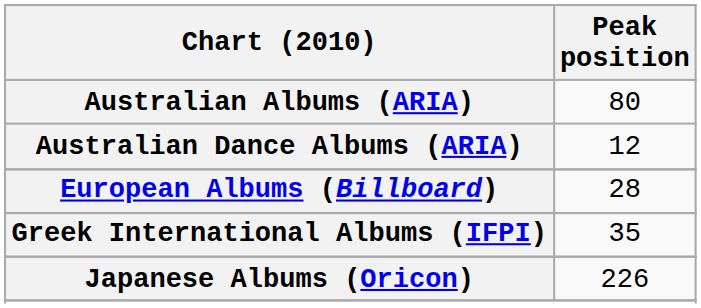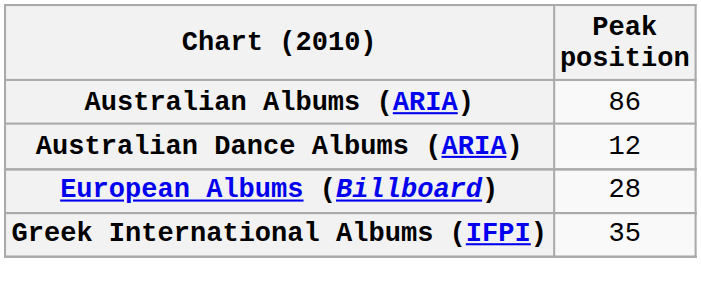(625, 102) 80 -> (625, 102) 86
- row: (279, 279)
